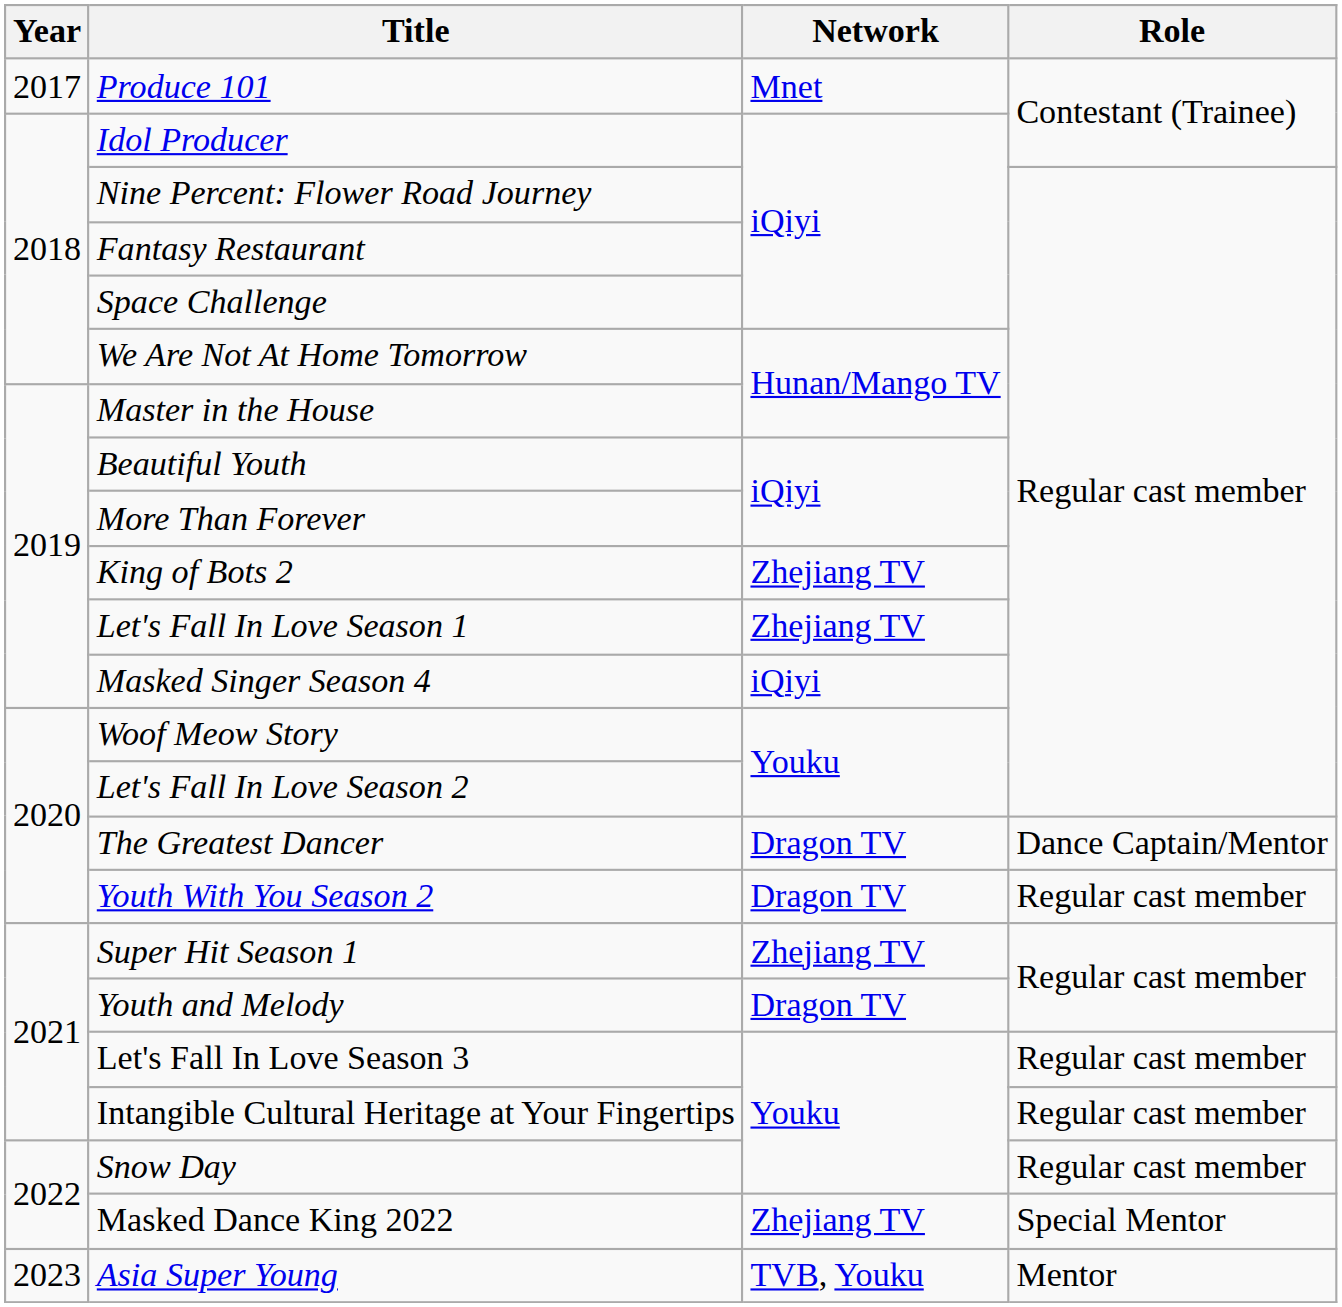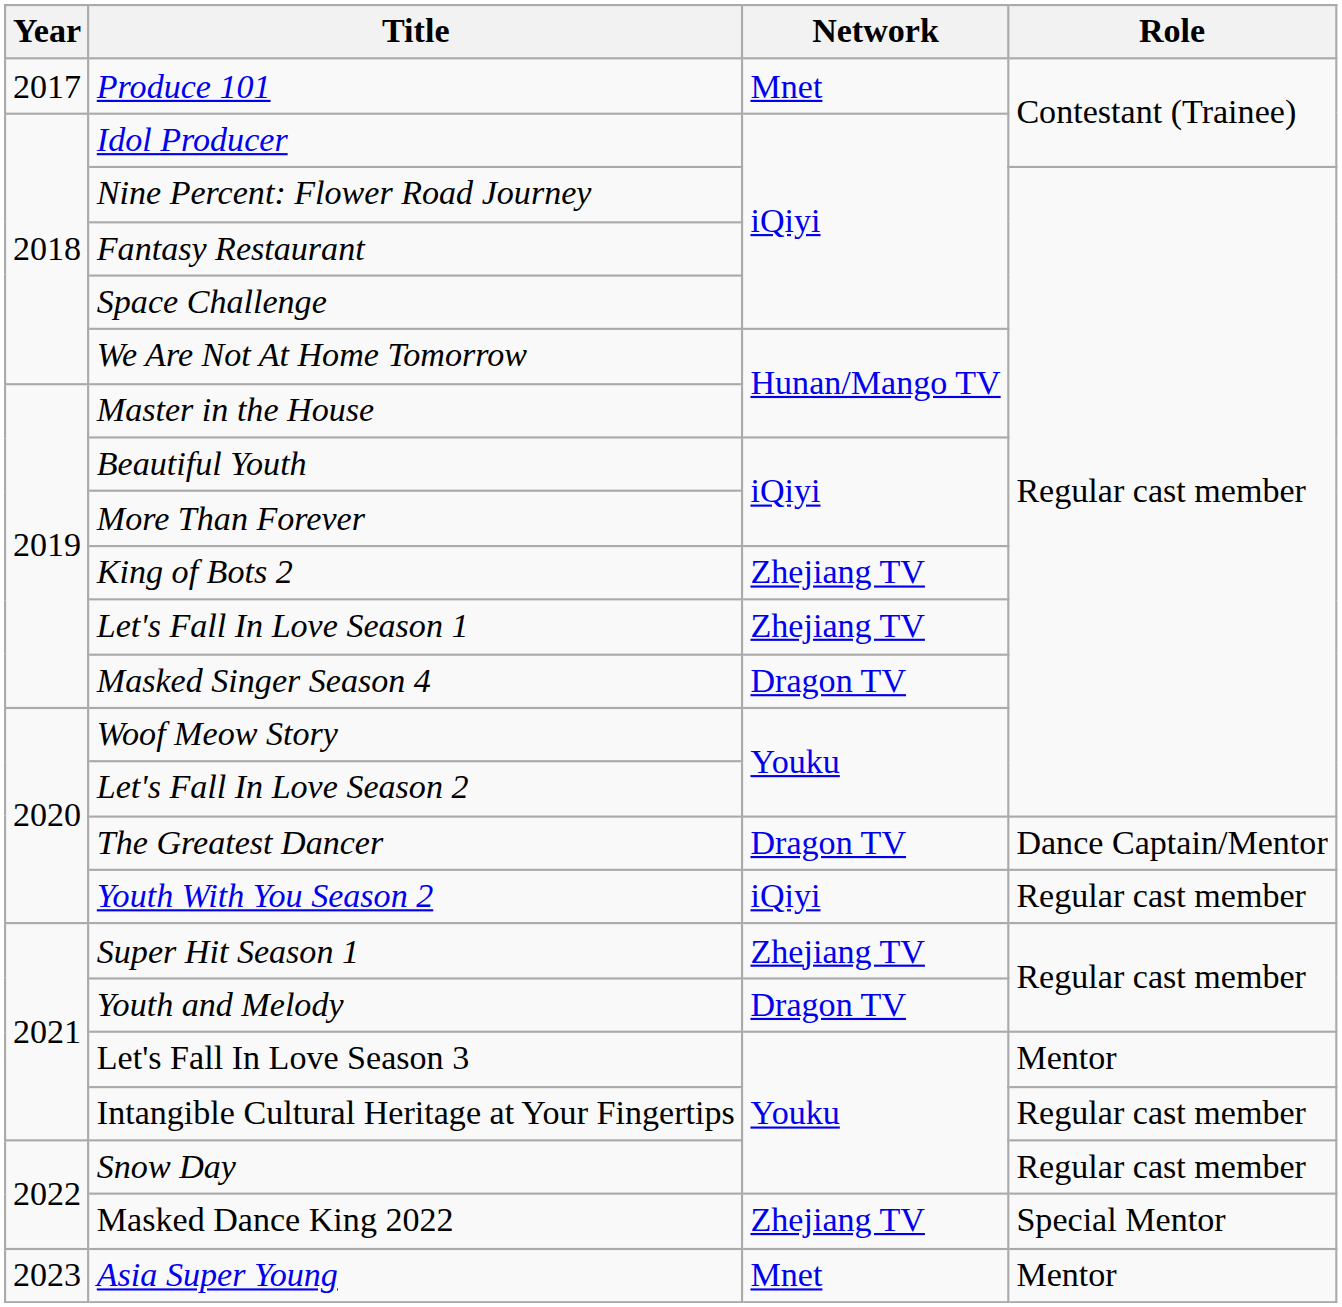(785, 680) iQiyi -> (828, 680) Dragon TV
(828, 896) Dragon TV -> (785, 896) iQiyi
(1161, 1058) Regular cast member -> (1067, 1058) Mentor
(837, 1274) TVB, Youku -> (786, 1274) Mnet
